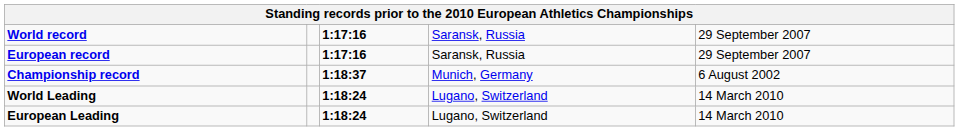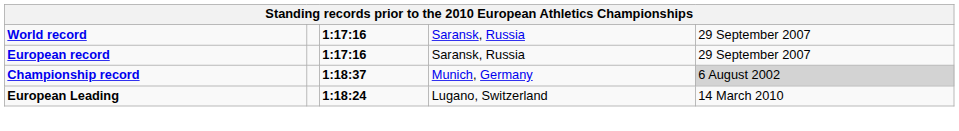(739, 75) no background -> (739, 75) lightgrey background
- row: (52, 95)
